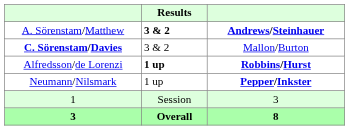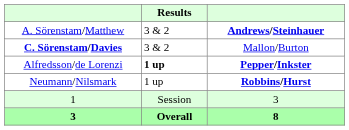(157, 30) bold -> (157, 30) normal
(276, 64) Robbins/Hurst -> (276, 64) Pepper/Inkster
(276, 82) Pepper/Inkster -> (276, 82) Robbins/Hurst
